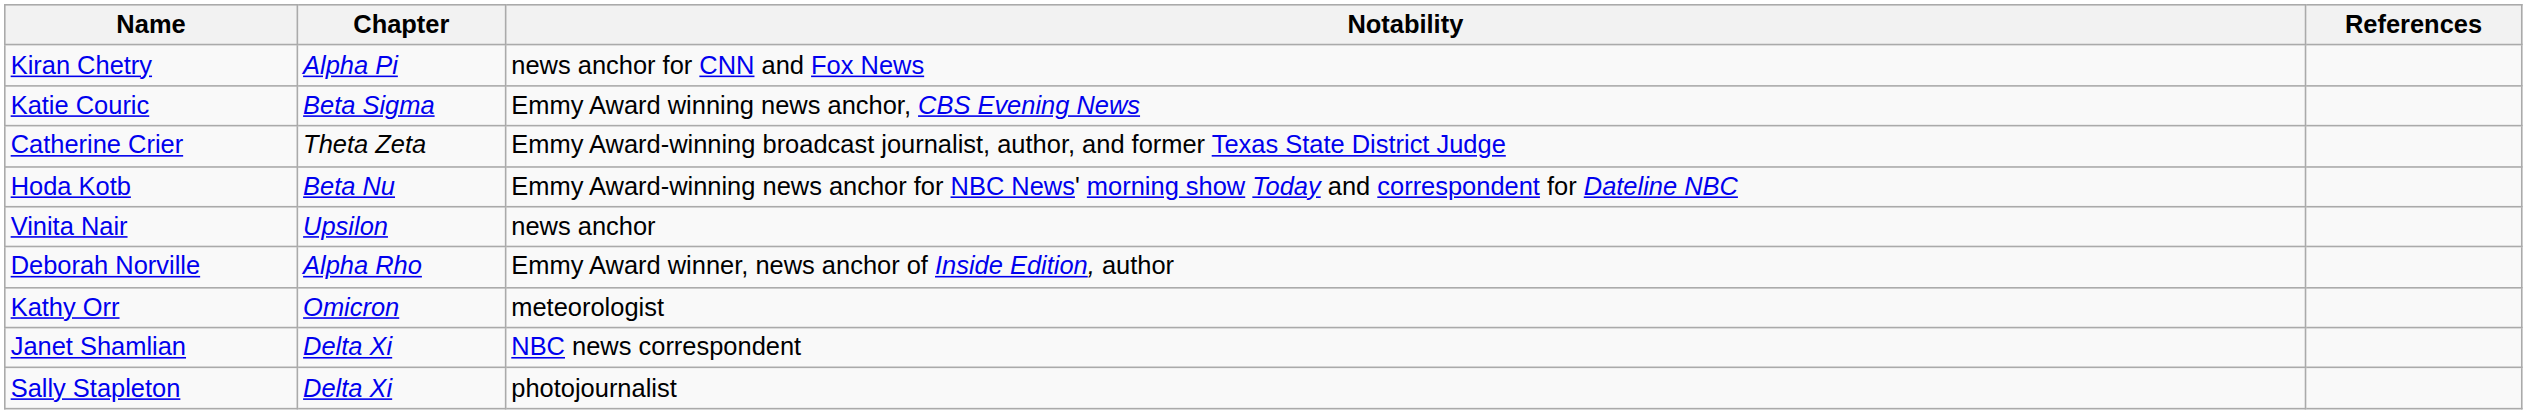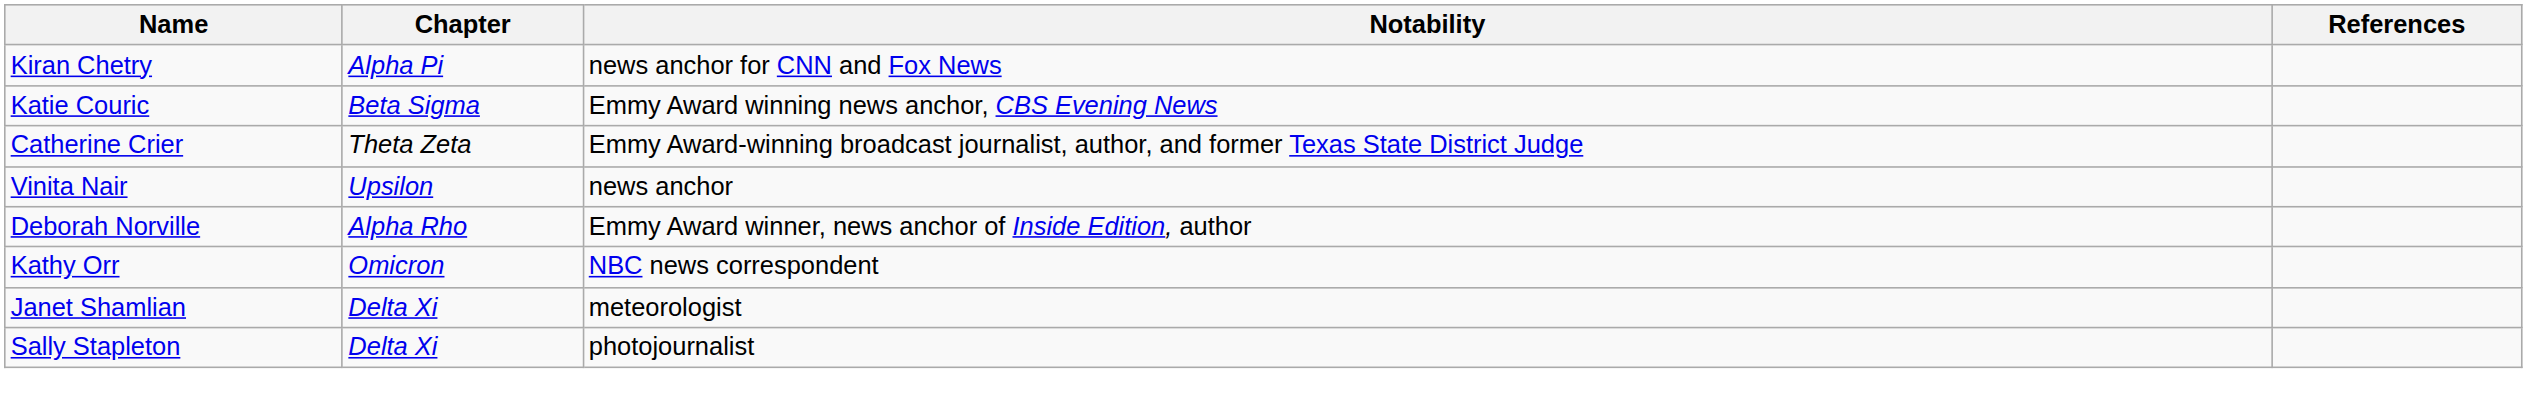- row: (71, 186)
(588, 307) meteorologist -> (734, 266) NBC news correspondent
(656, 347) NBC news correspondent -> (665, 307) meteorologist
